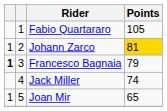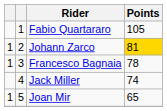(10, 63) bold -> (10, 63) normal
(133, 63) 79 -> (133, 63) 78
